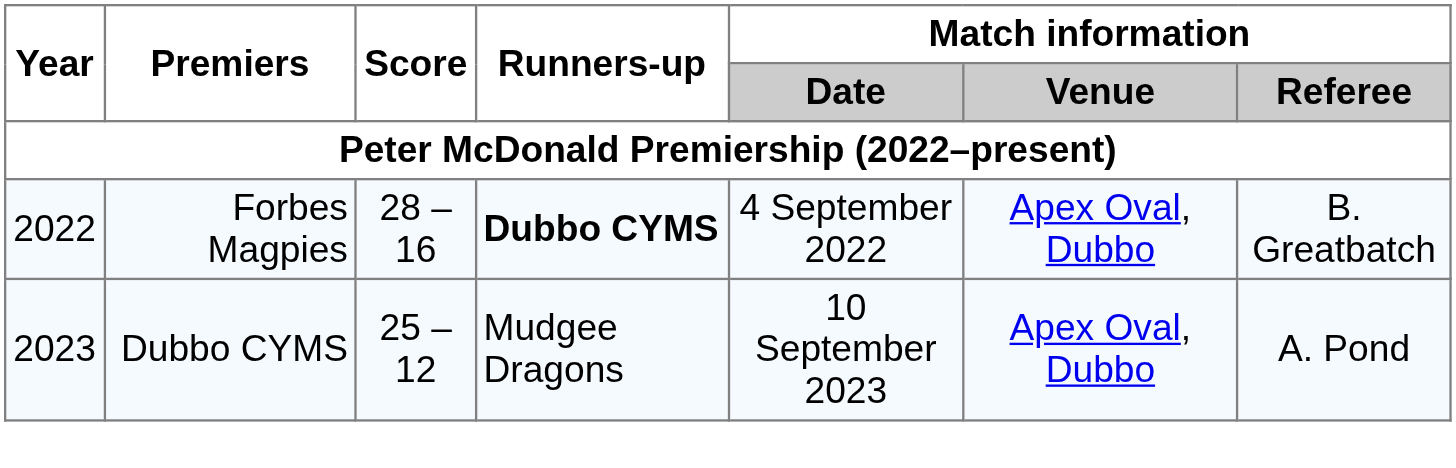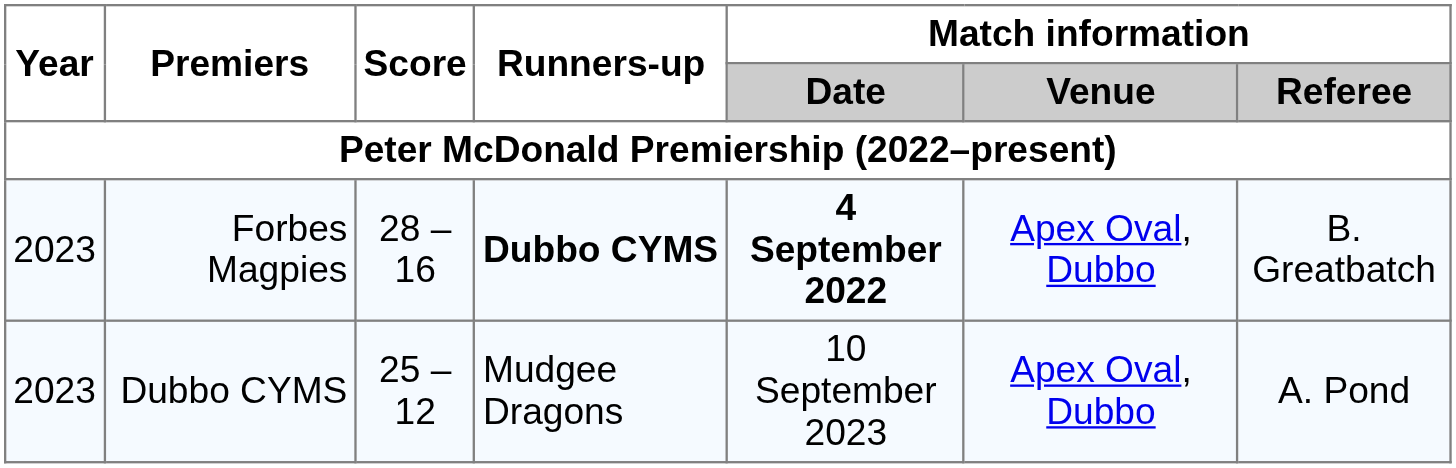(55, 228) 2022 -> (55, 249) 2023
(846, 228) normal -> (846, 249) bold
